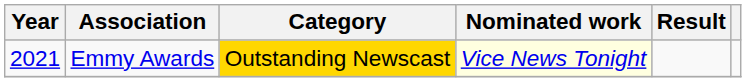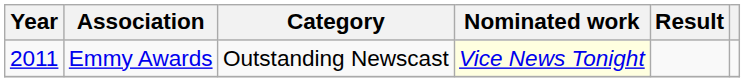(35, 58) 2021 -> (34, 58) 2011
(337, 58) gold background -> (336, 58) no background
